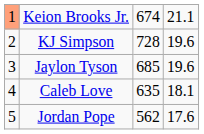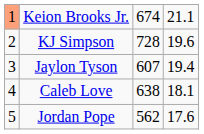(148, 66) 685 -> (148, 66) 607
(181, 66) 19.6 -> (181, 66) 19.4
(148, 91) 635 -> (148, 91) 638
